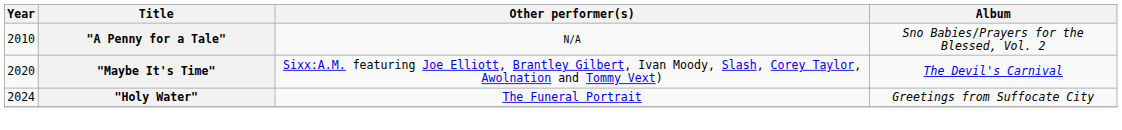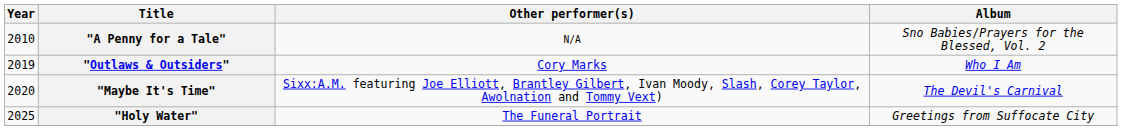+ row: (156, 65)
(21, 97) 2024 -> (21, 116) 2025
